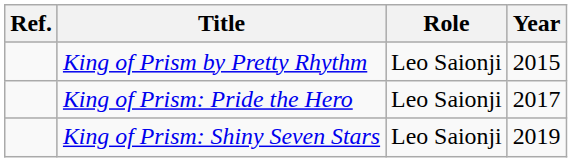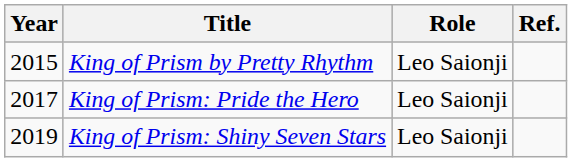columns swapped: (537, 23) <-> (31, 23)
